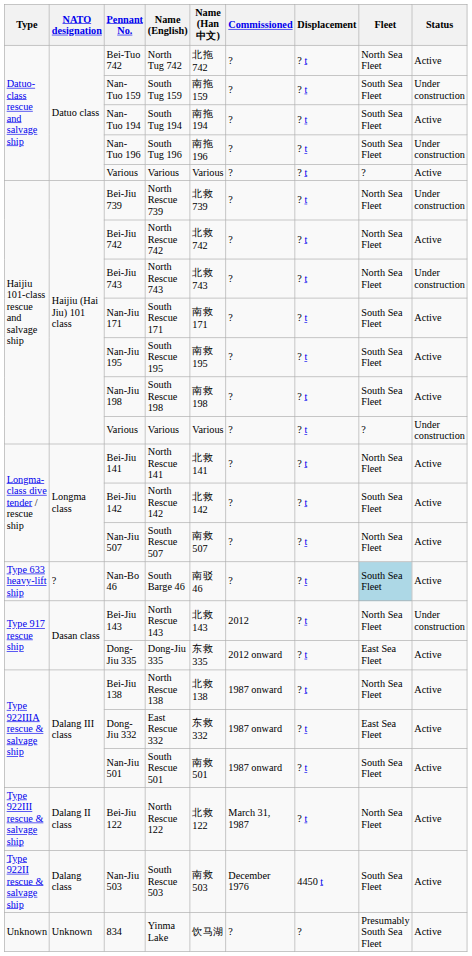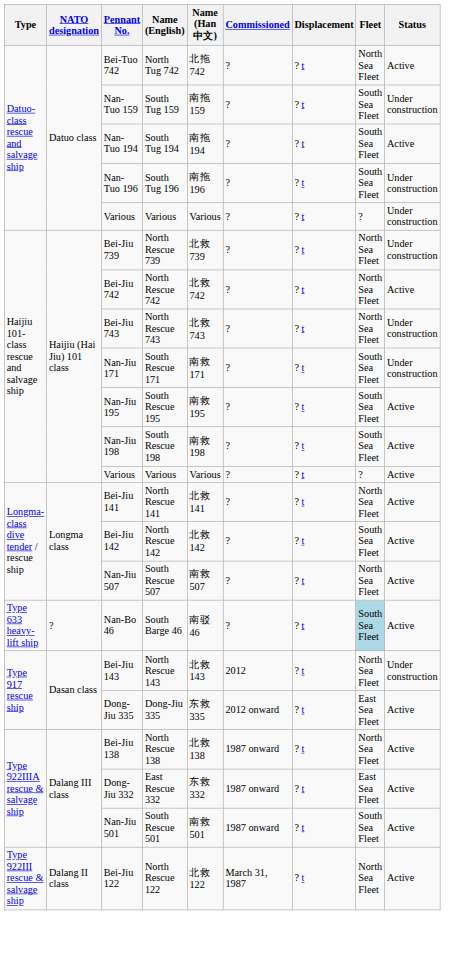(428, 172) Active -> (412, 216) Under construction
(428, 318) Active -> (412, 368) Under construction
(440, 430) Under construction -> (401, 474) Active
- row: (25, 881)
- row: (27, 932)
